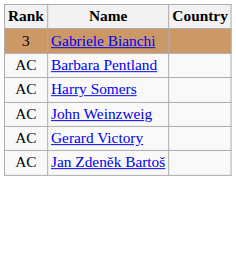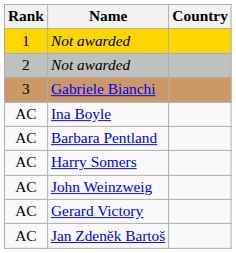+ row: (26, 41)
+ row: (26, 65)
+ row: (26, 114)
